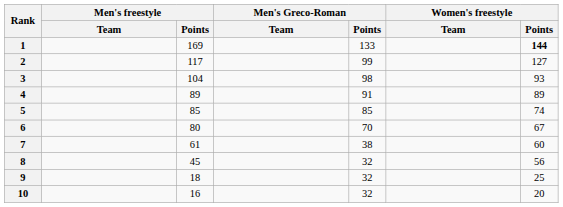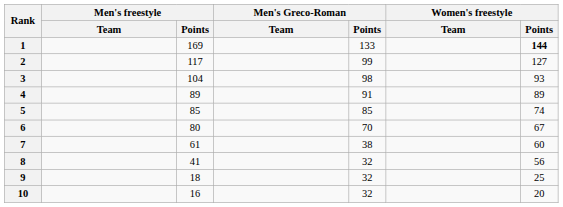(195, 161) 45 -> (195, 161) 41
